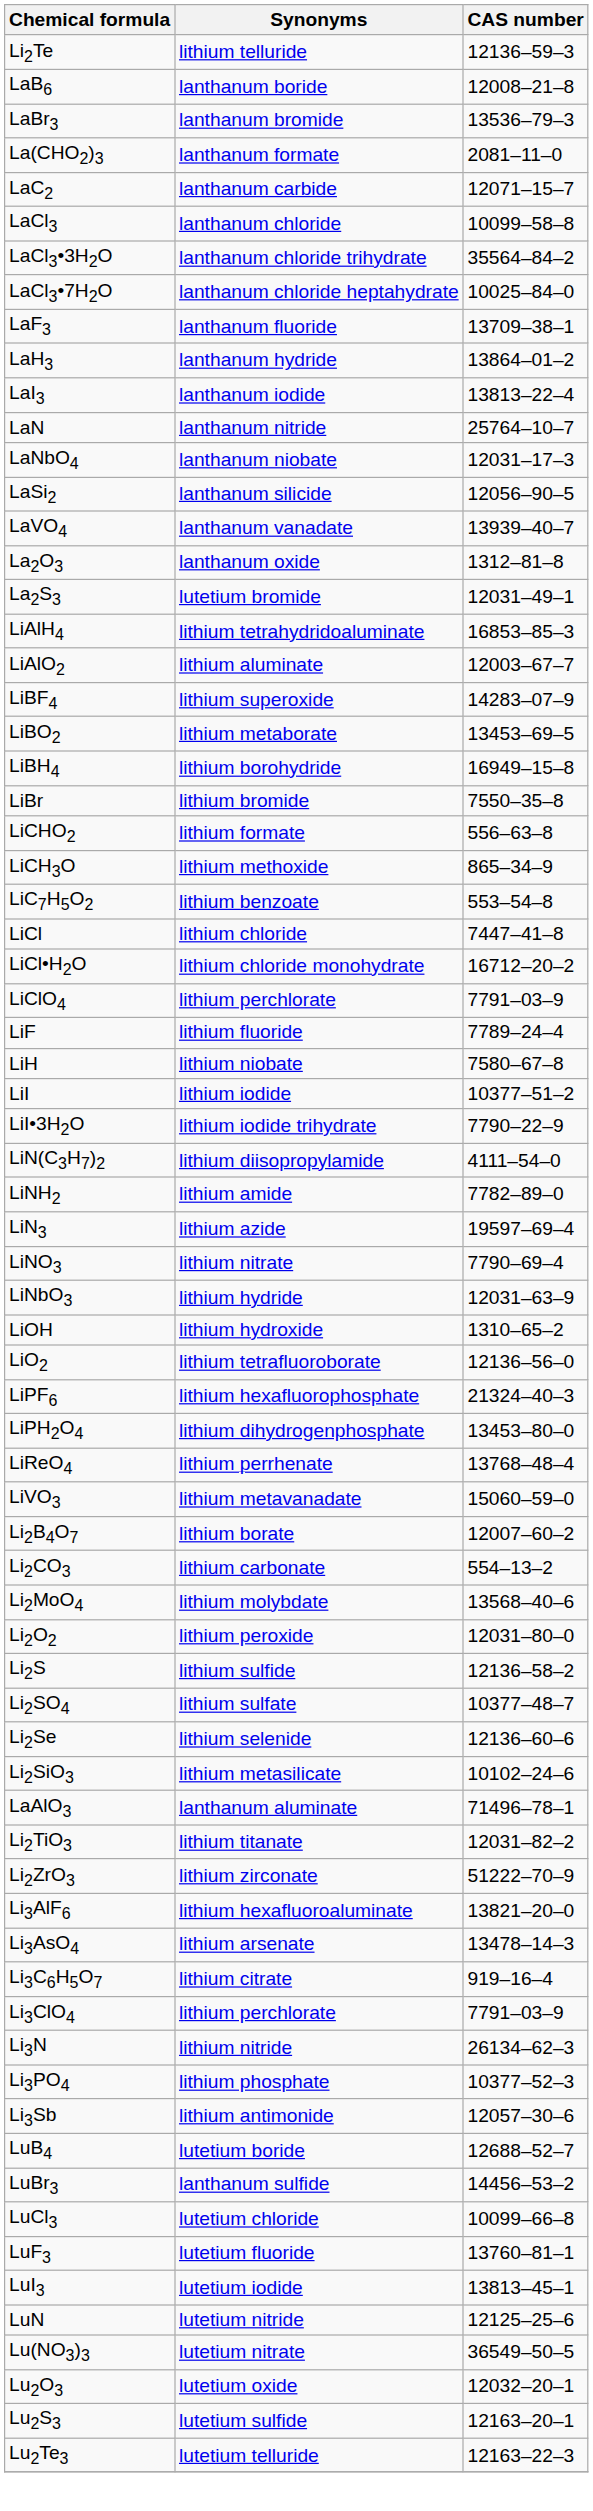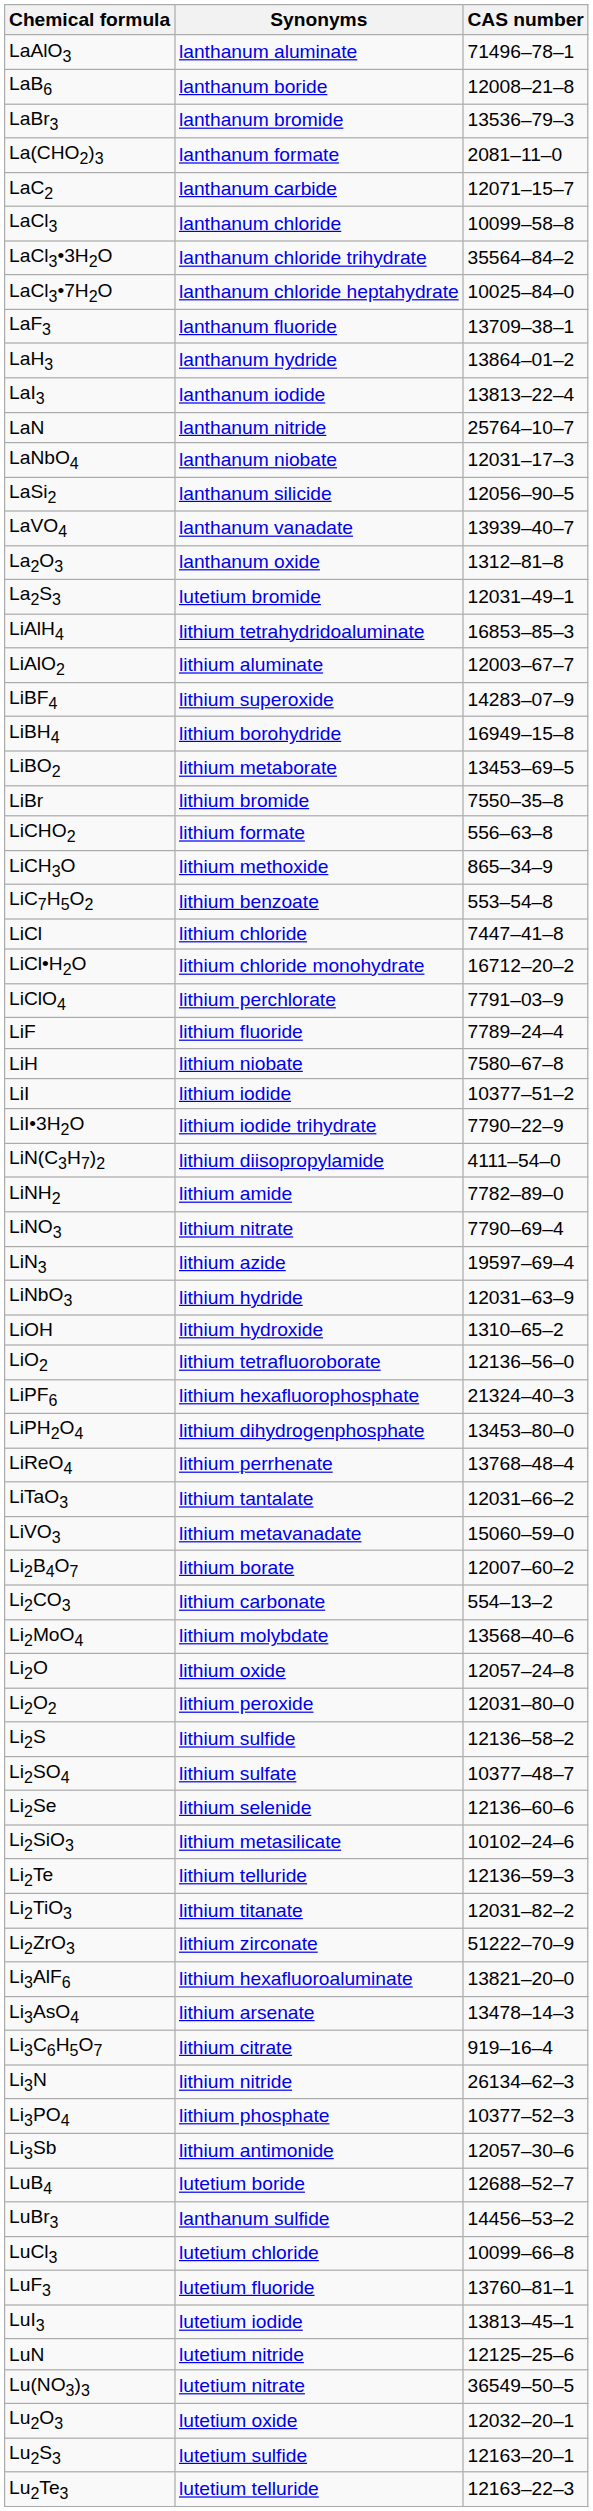rows swapped: (40, 1808) <-> (31, 52)
rows swapped: (34, 768) <-> (35, 734)
rows swapped: (35, 1263) <-> (28, 1229)
+ row: (39, 1499)
+ row: (28, 1671)
- row: (42, 2013)
